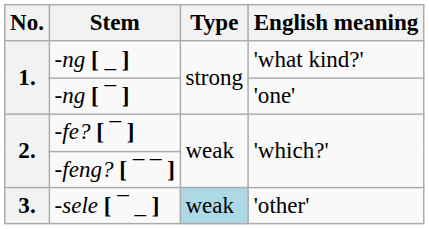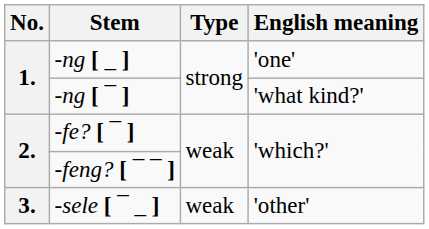(309, 59) 'what kind?' -> (274, 59) 'one'
(274, 95) 'one' -> (309, 95) 'what kind?'
(210, 205) lightblue background -> (210, 205) no background
